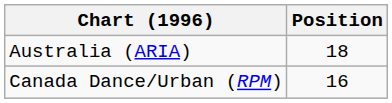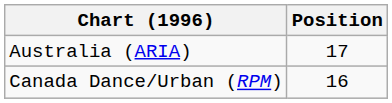(337, 51) 18 -> (337, 51) 17
